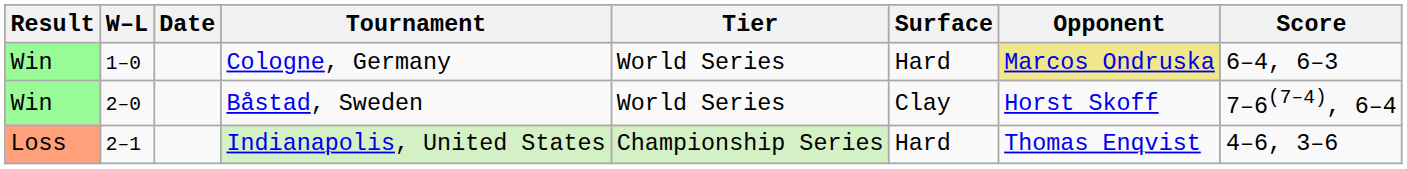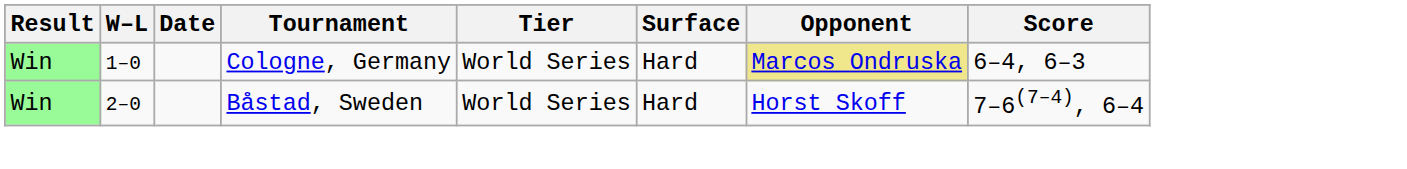(923, 103) Clay -> (670, 103) Hard
- row: (416, 144)
